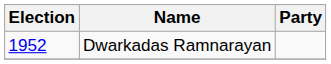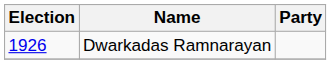(28, 45) 1952 -> (28, 45) 1926
